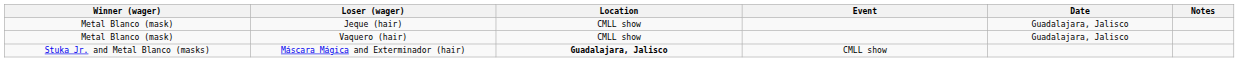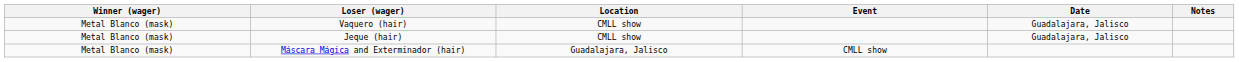rows swapped: (373, 24) <-> (373, 37)
(127, 50) Stuka Jr. and Metal Blanco (masks) -> (127, 50) Metal Blanco (mask)
(619, 50) bold -> (619, 50) normal
